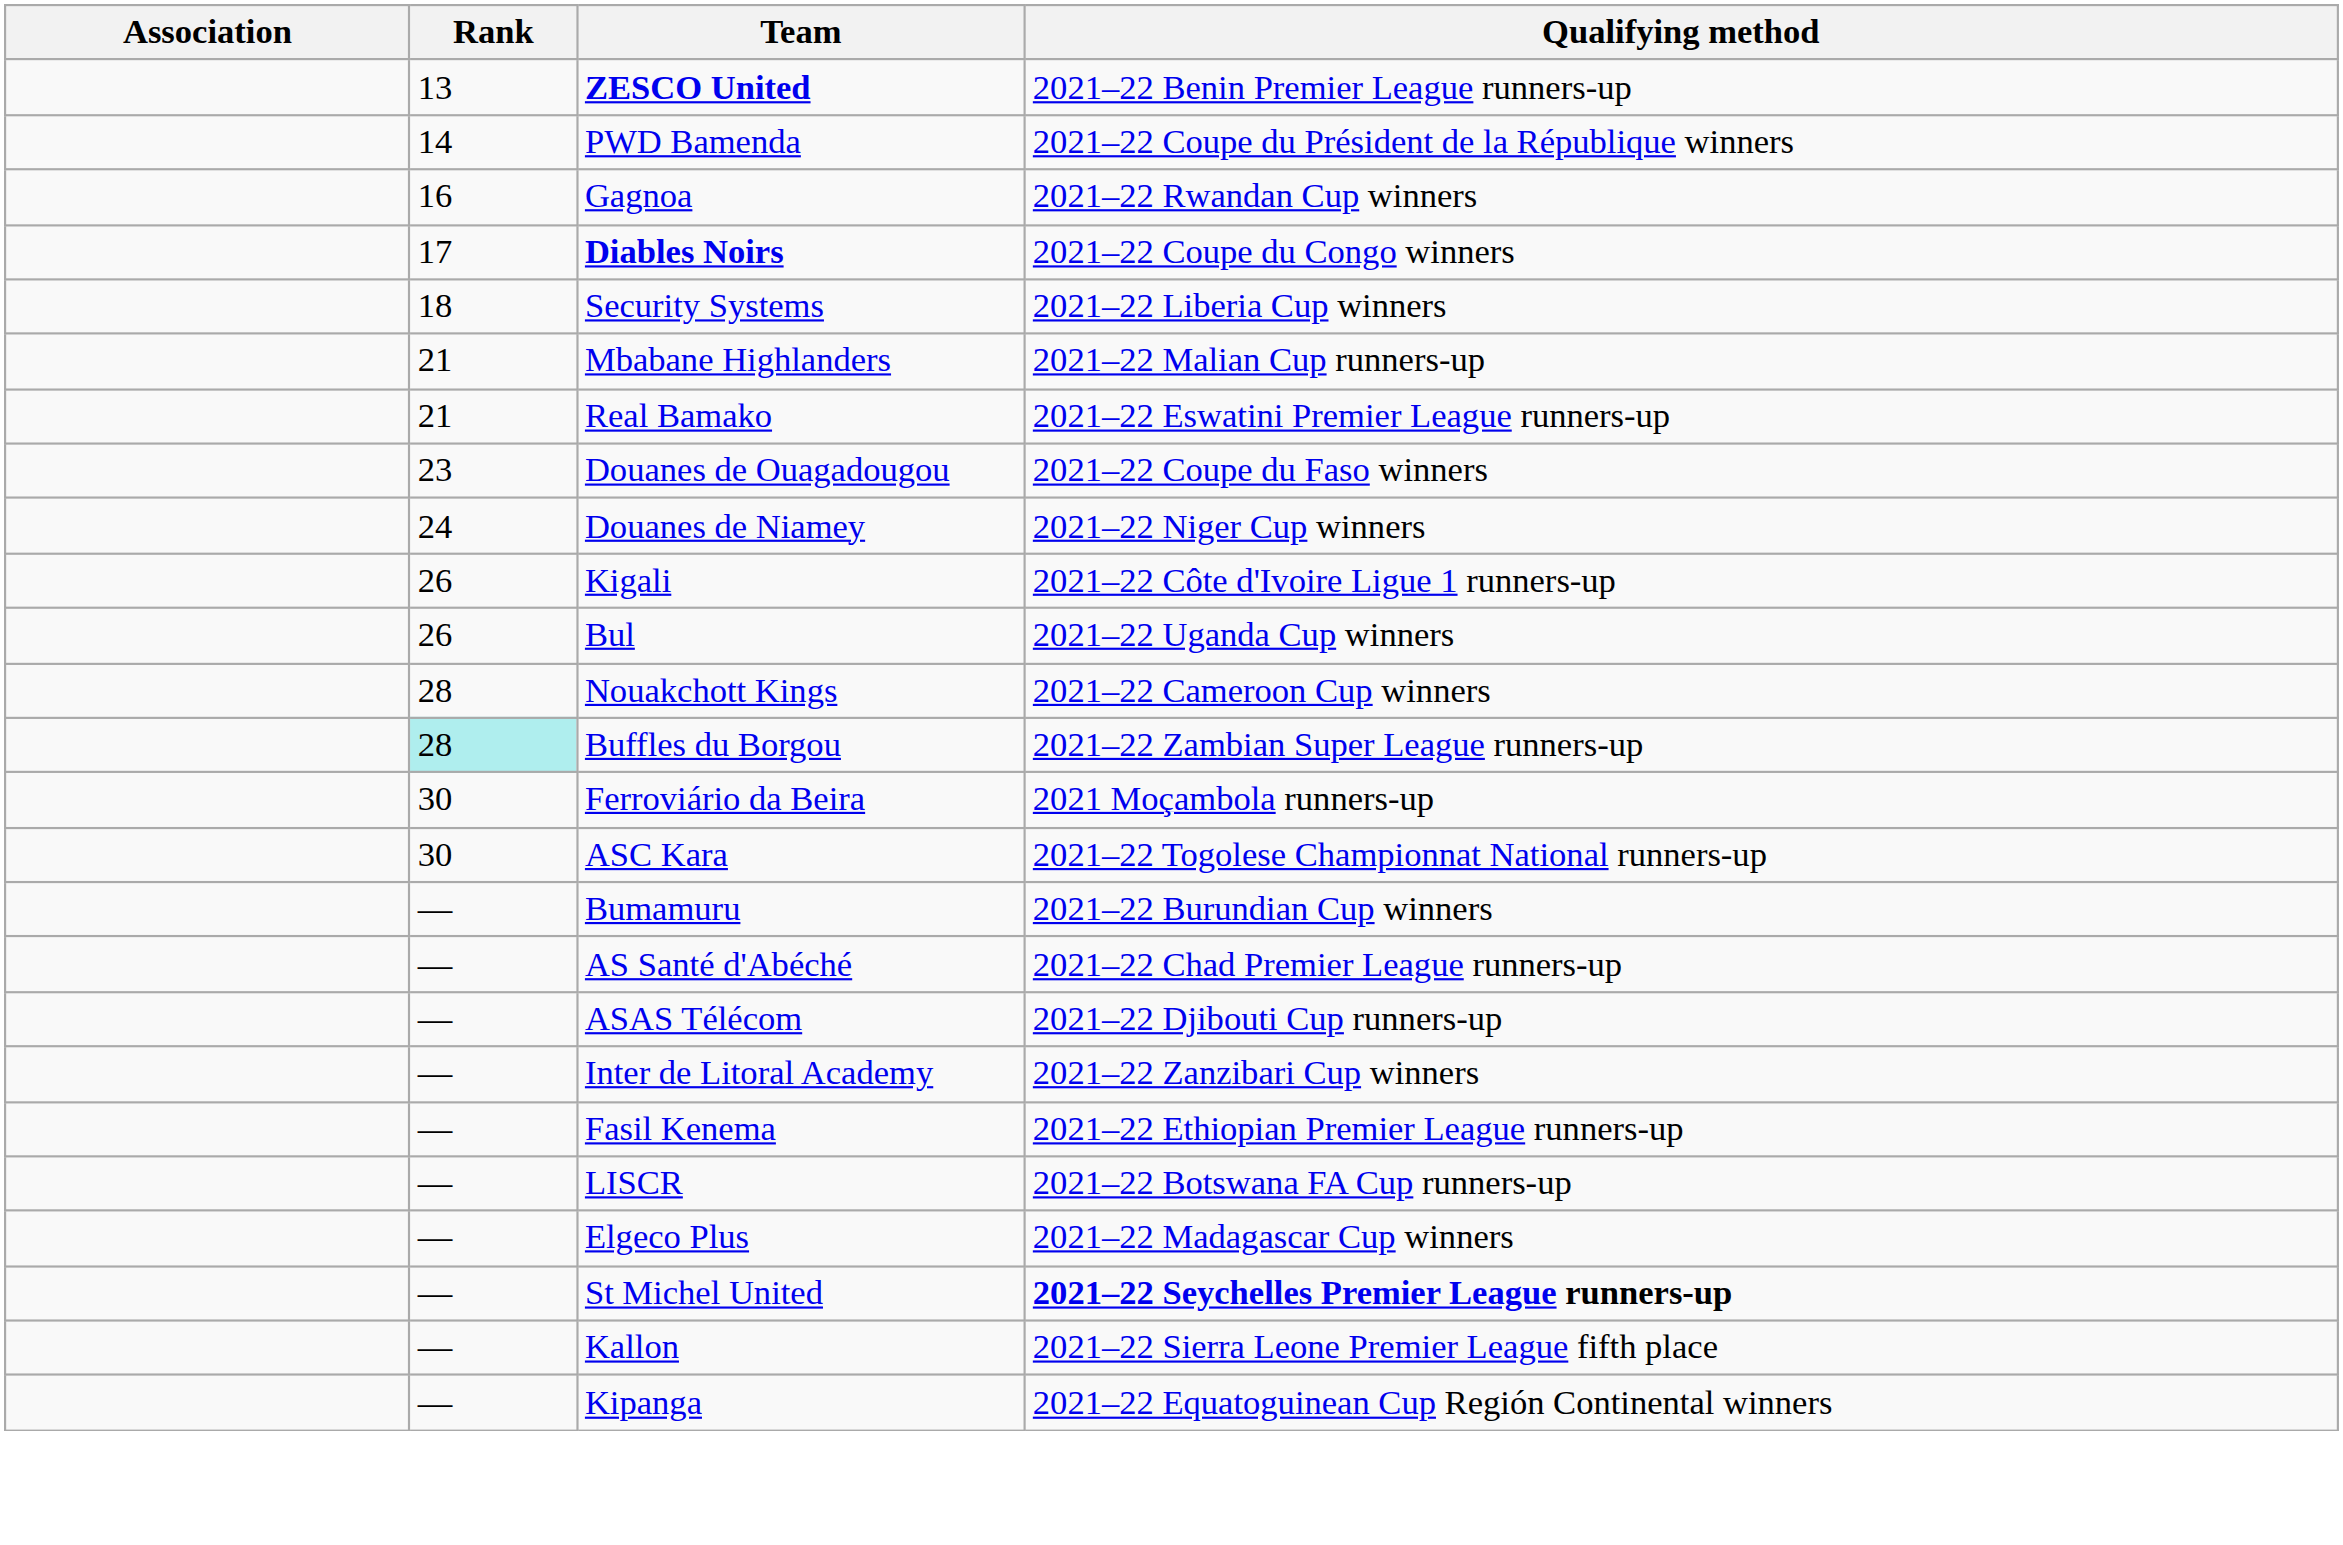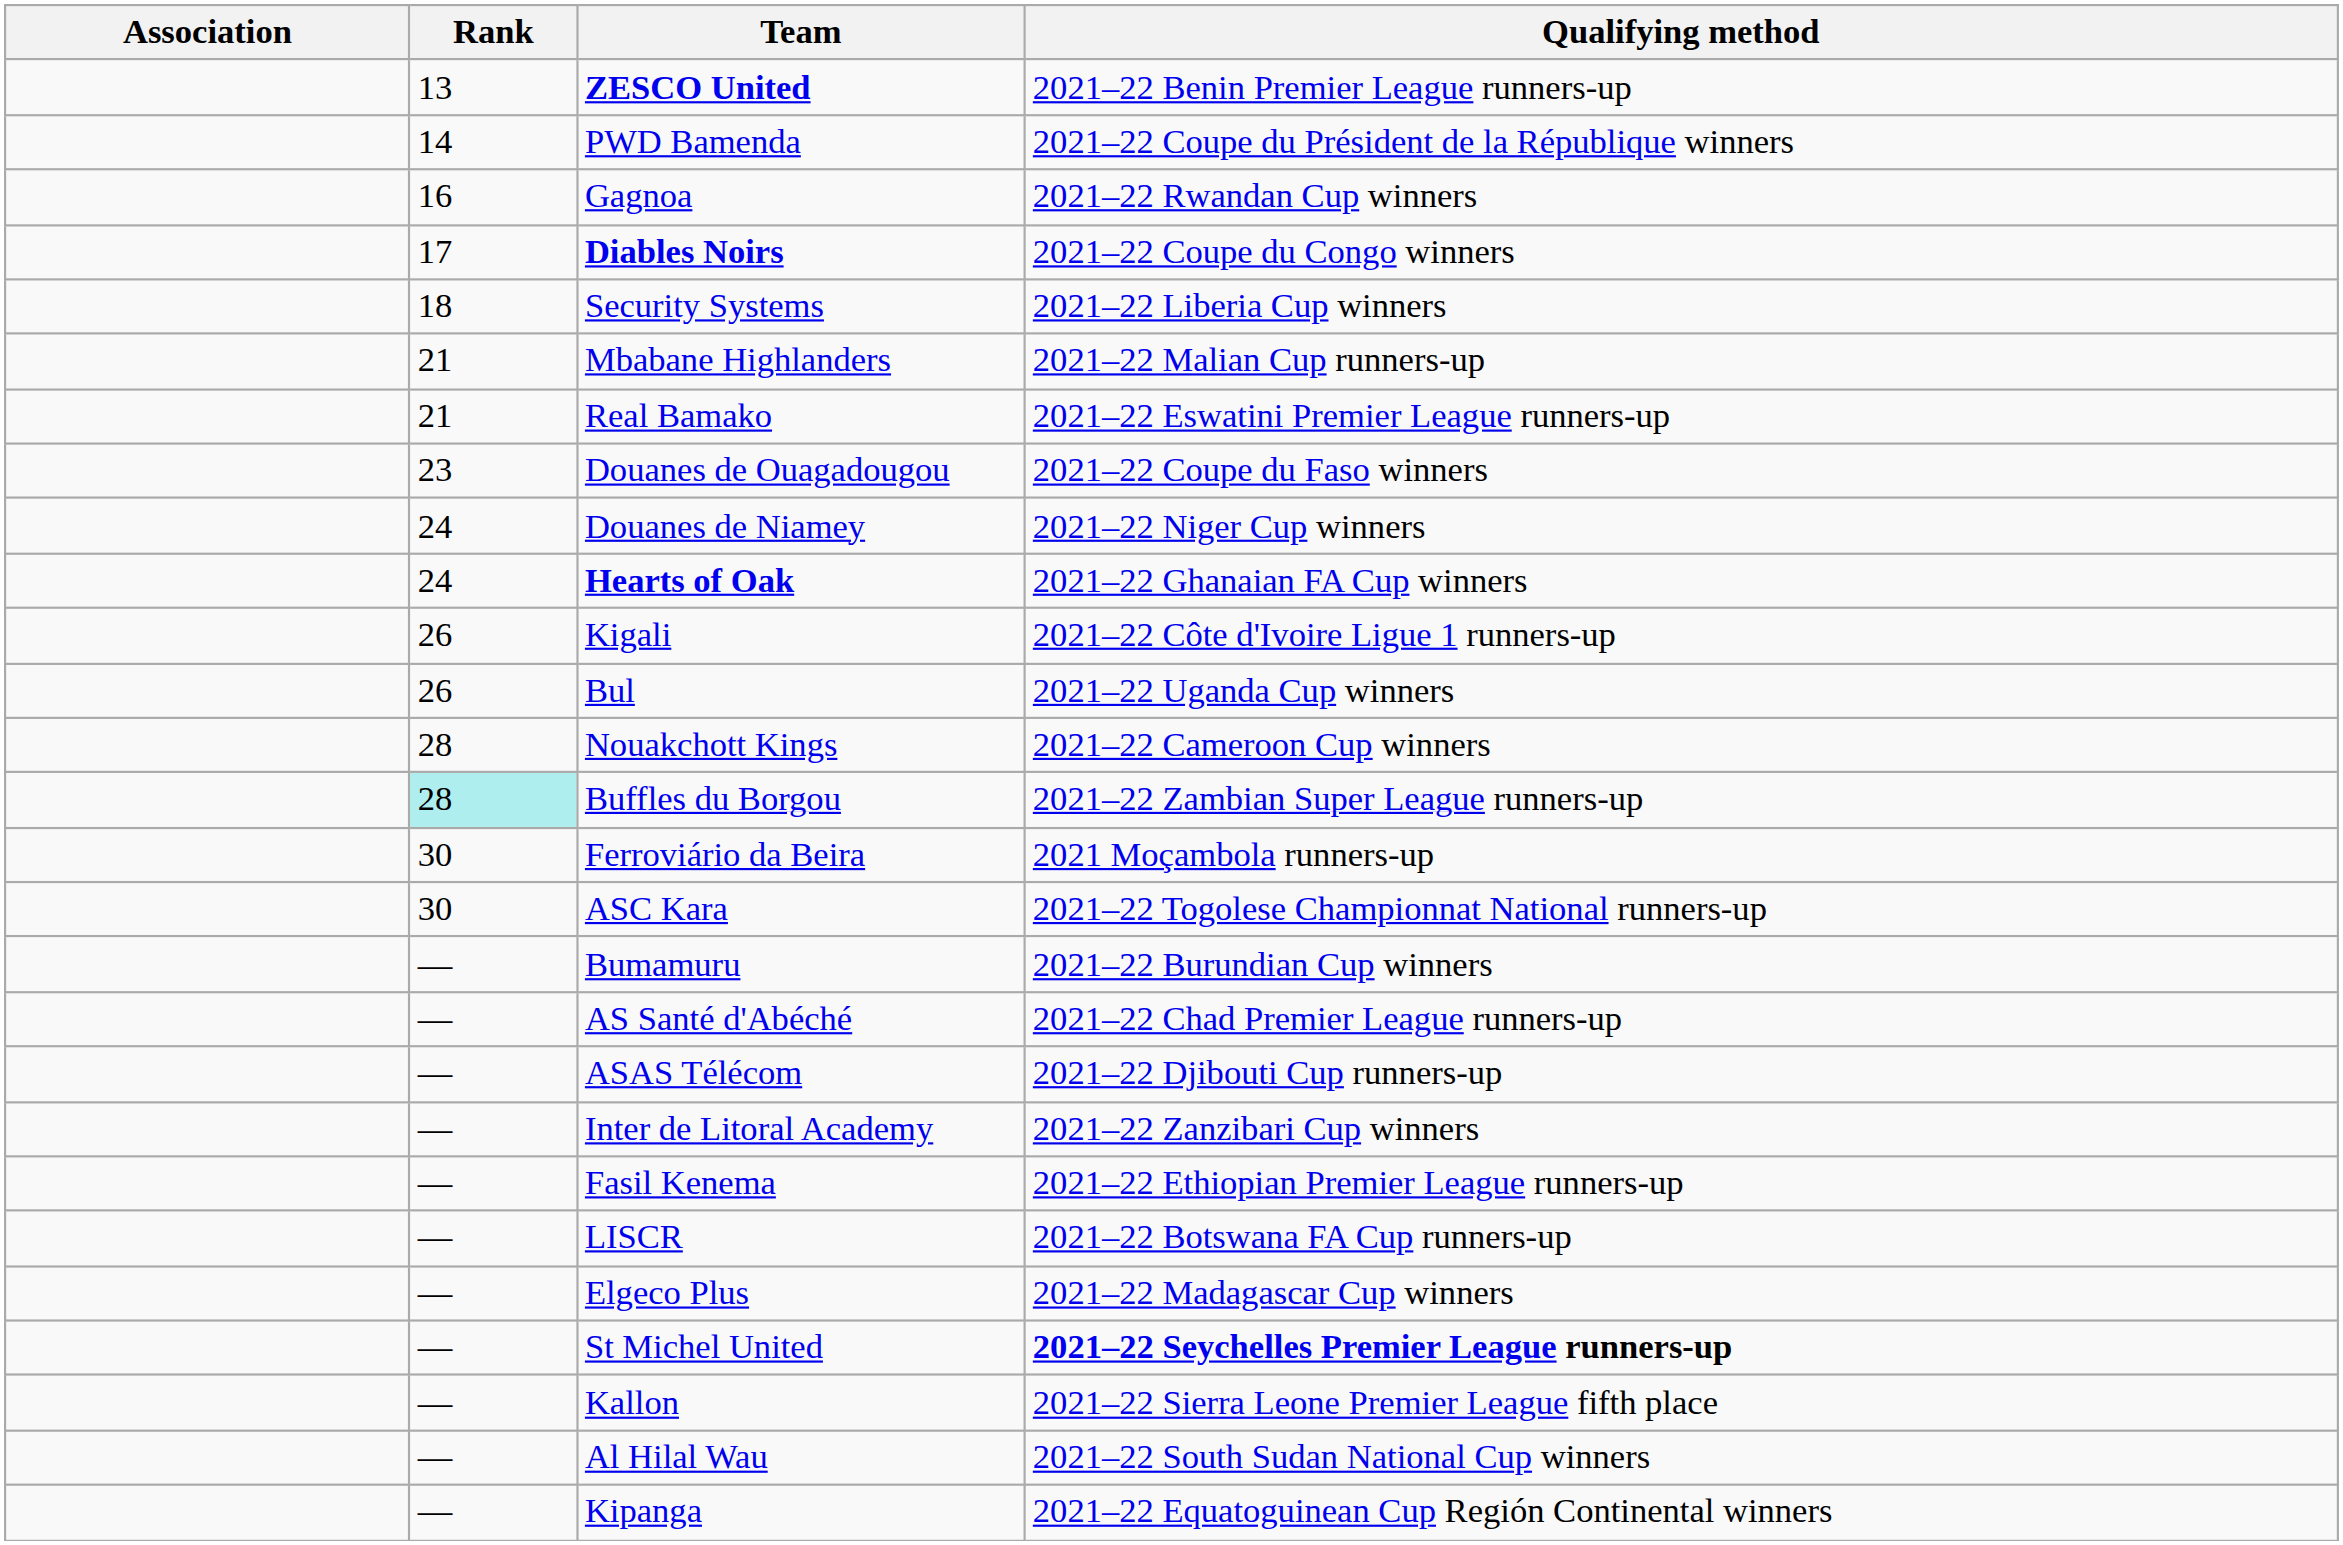+ row: (690, 580)
+ row: (676, 1456)
